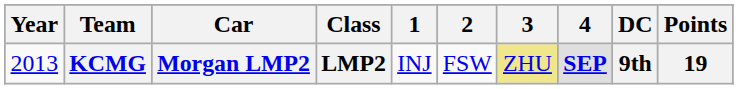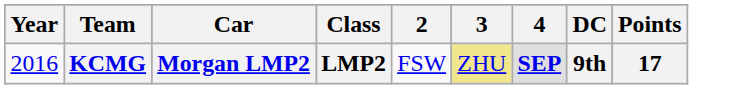- column: (414, 23)
(34, 62) 2013 -> (34, 62) 2016
(695, 62) 19 -> (650, 62) 17
